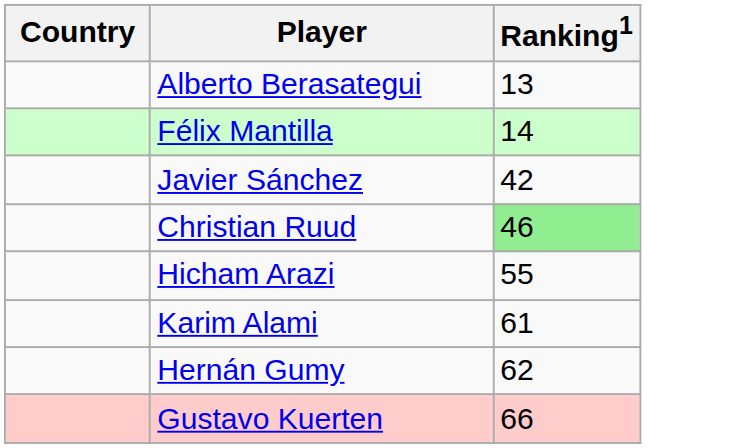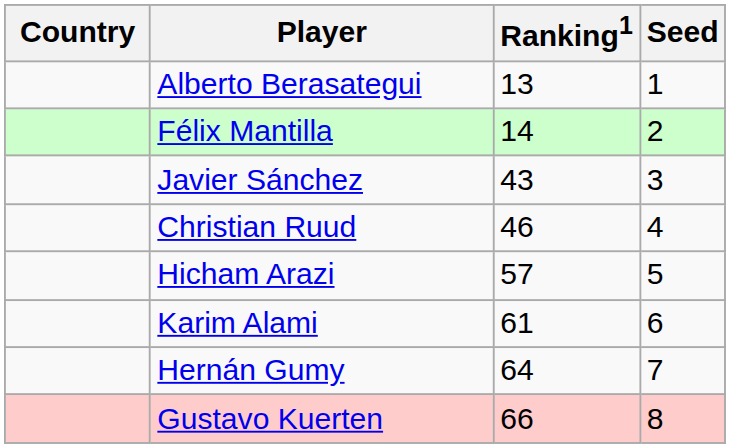+ column: (683, 32)
(517, 179) 42 -> (517, 179) 43
(517, 227) lightgreen background -> (517, 227) no background
(517, 275) 55 -> (517, 275) 57
(517, 370) 62 -> (517, 370) 64
